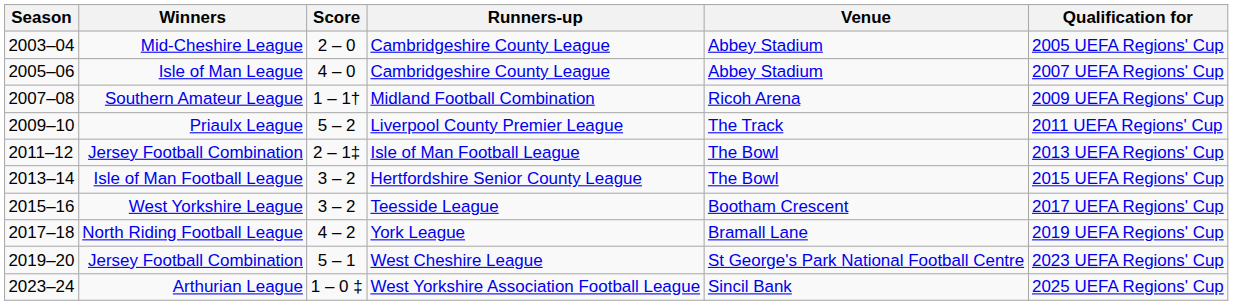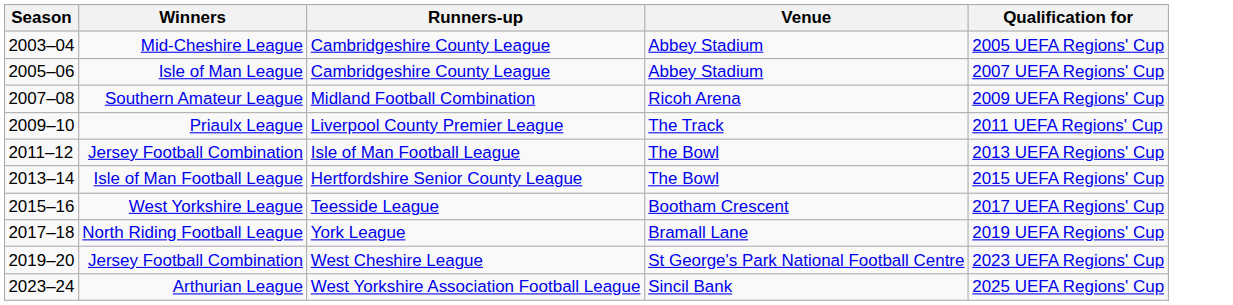- column: (337, 17)
